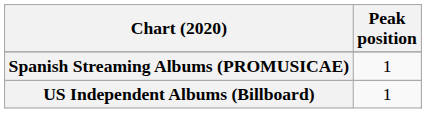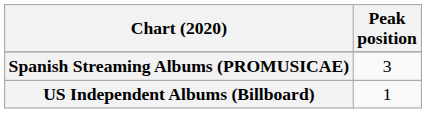(387, 66) 1 -> (387, 66) 3
